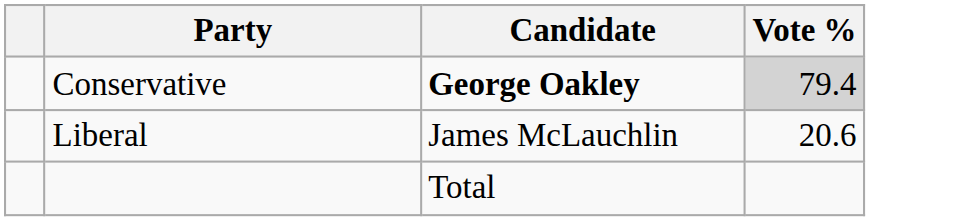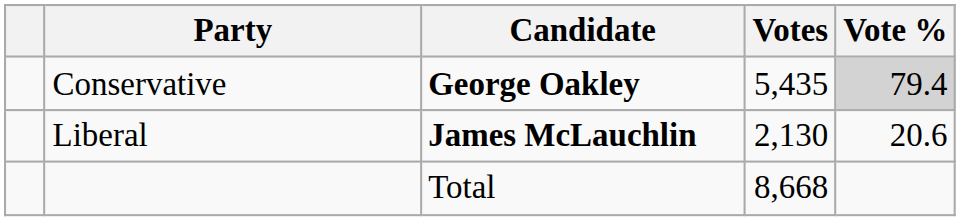+ column: (790, 30)
(553, 135) normal -> (562, 135) bold
